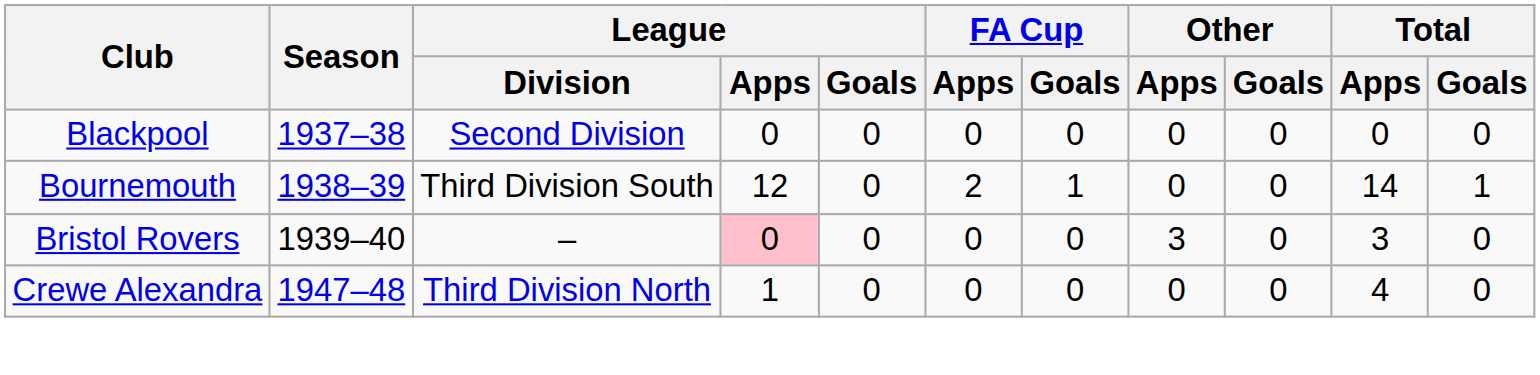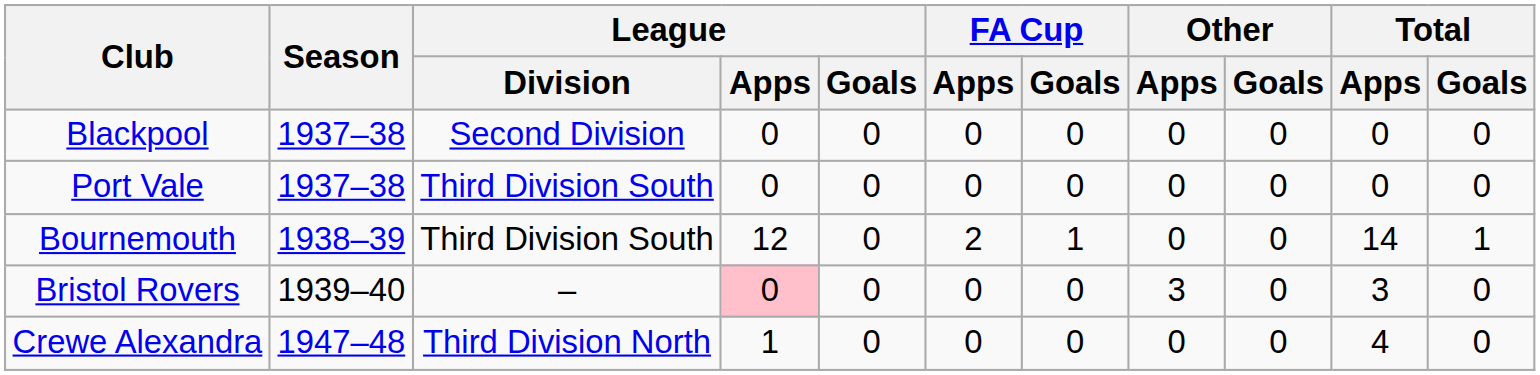+ row: (137, 186)
